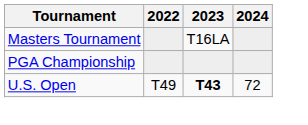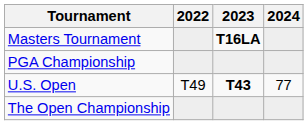(208, 39) normal -> (238, 39) bold
(252, 86) 72 -> (284, 86) 77
+ row: (89, 109)
